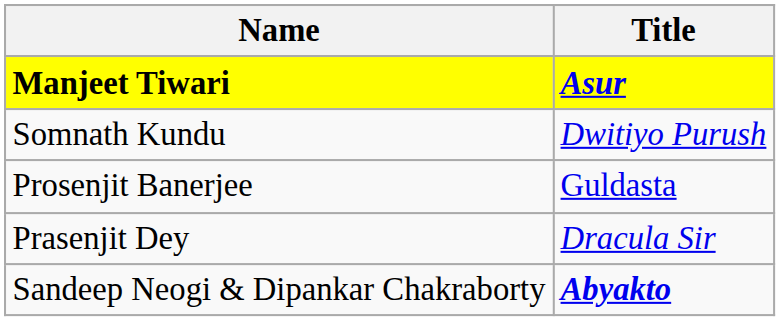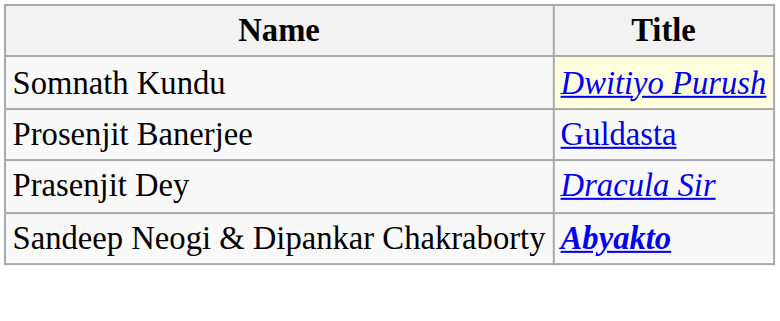- row: (121, 82)
(663, 133) no background -> (663, 82) lightyellow background
